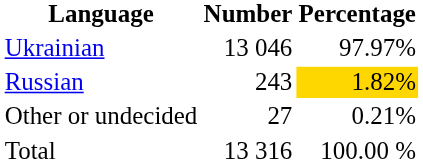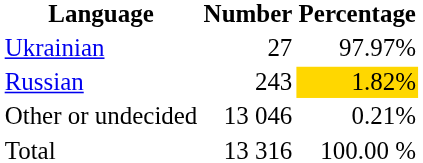(258, 47) 13 046 -> (280, 47) 27
(280, 116) 27 -> (258, 116) 13 046
